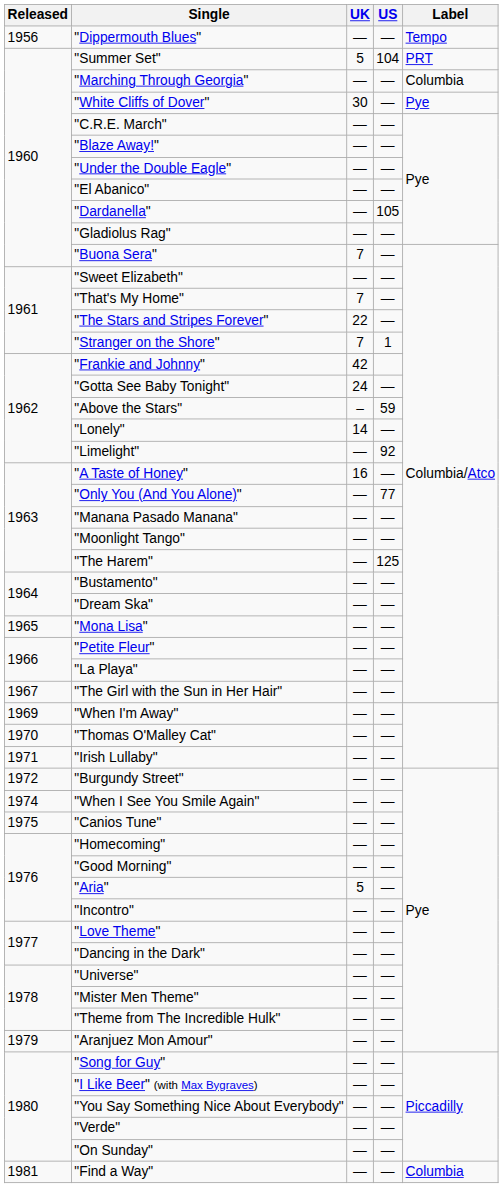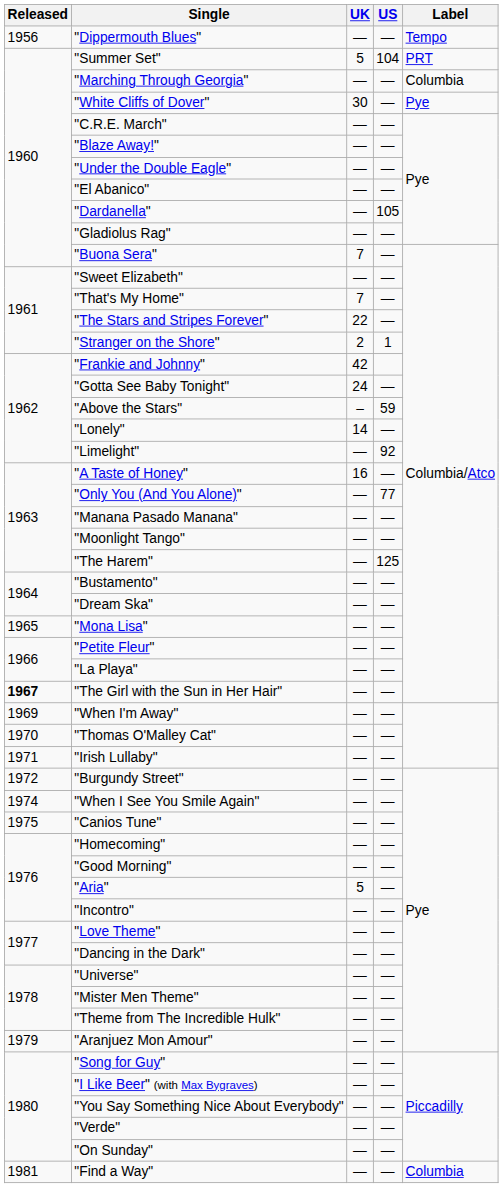(360, 342) 7 -> (360, 342) 2
(23, 691) normal -> (23, 691) bold
